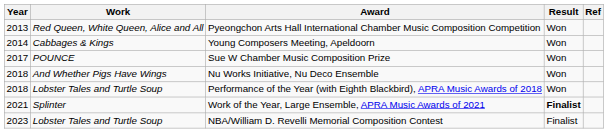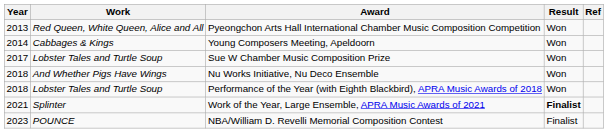(54, 58) POUNCE -> (98, 58) Lobster Tales and Turtle Soup
(98, 120) Lobster Tales and Turtle Soup -> (54, 120) POUNCE
